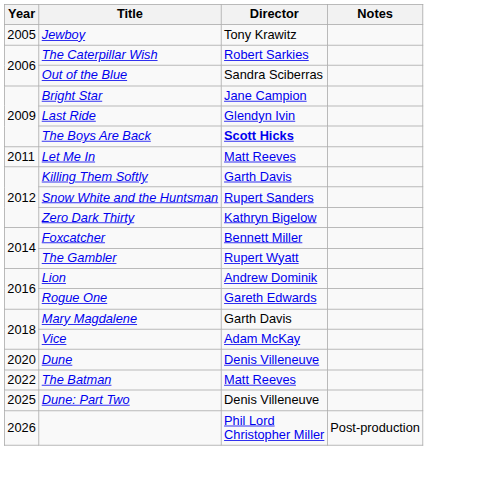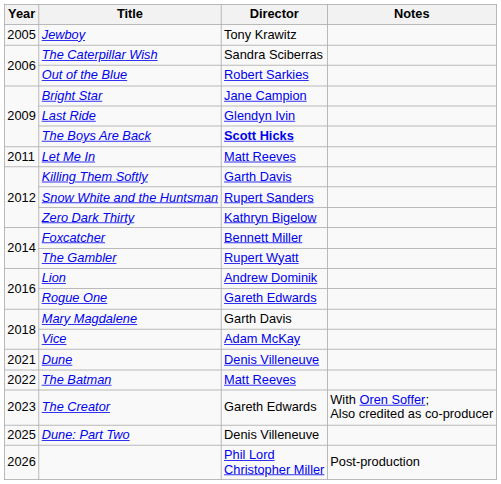(266, 55) Robert Sarkies -> (274, 55) Sandra Sciberras
(274, 75) Sandra Sciberras -> (266, 75) Robert Sarkies
(22, 359) 2020 -> (22, 359) 2021
+ row: (76, 407)
